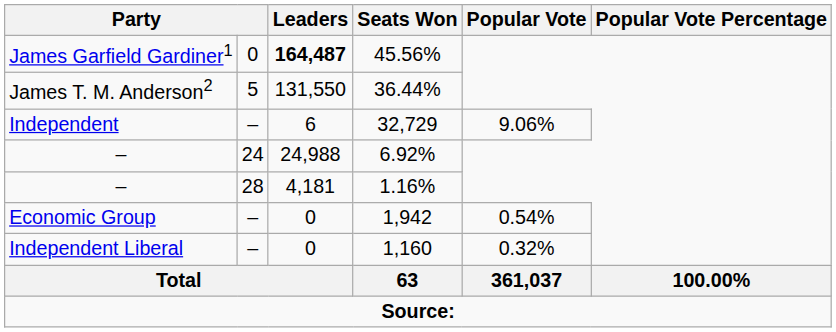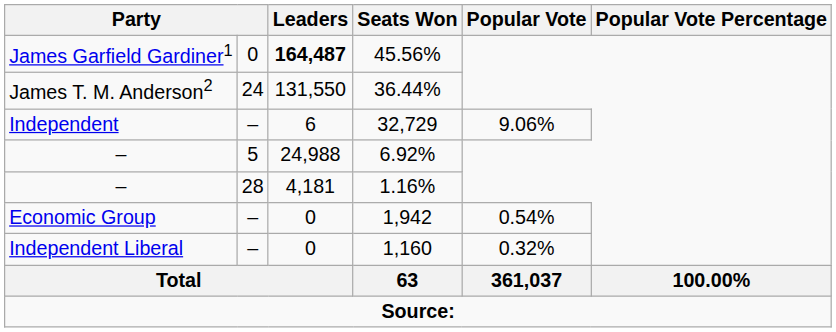(253, 90) 5 -> (253, 90) 24
(253, 155) 24 -> (253, 155) 5
